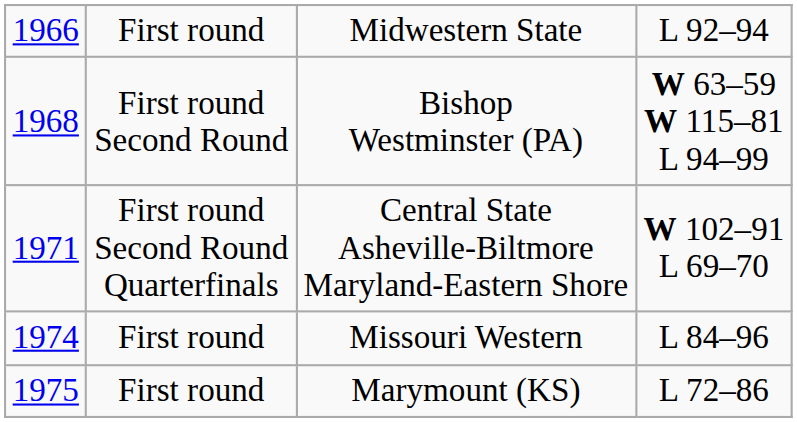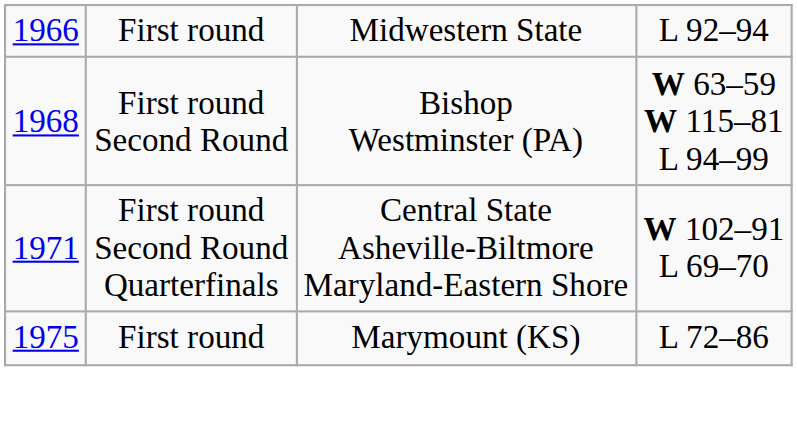- row: (466, 337)
